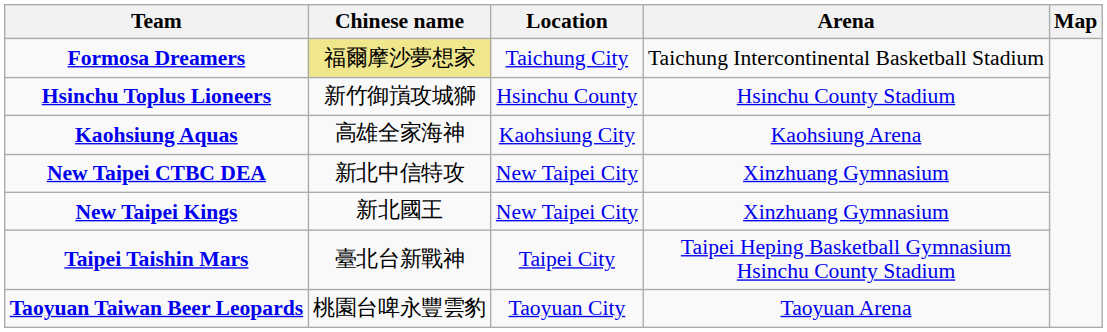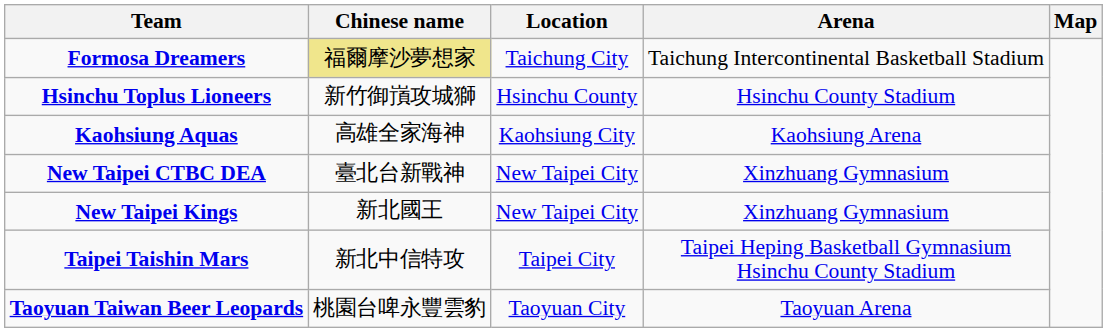(400, 172) 新北中信特攻 -> (400, 172) 臺北台新戰神
(400, 258) 臺北台新戰神 -> (400, 258) 新北中信特攻
